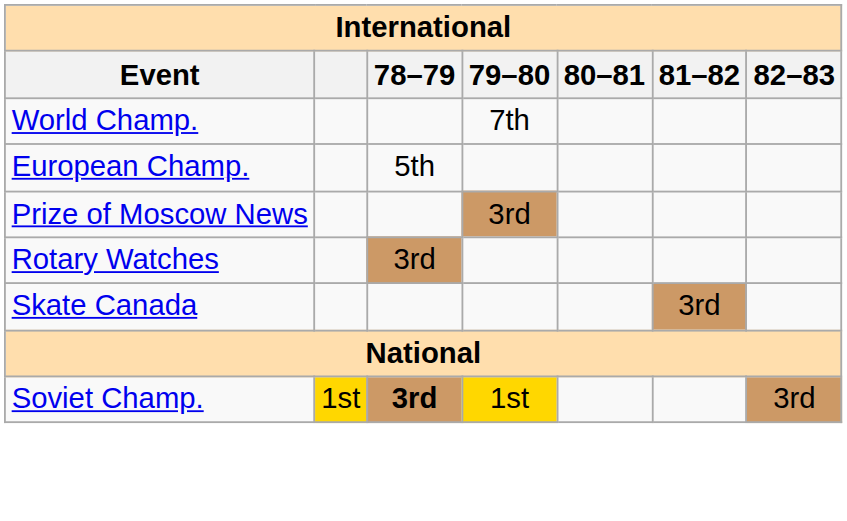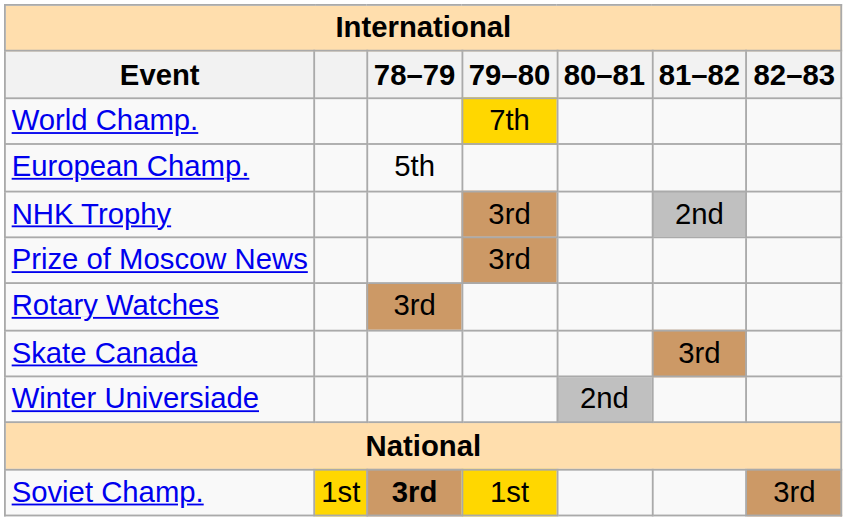(510, 120) no background -> (510, 120) gold background
+ row: (91, 213)
+ row: (135, 399)
